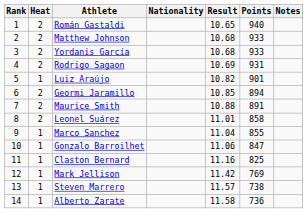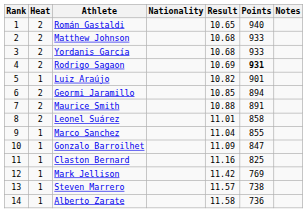(257, 65) normal -> (257, 65) bold
(223, 147) 11.06 -> (223, 147) 11.09
